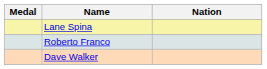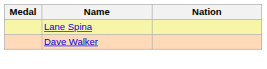- row: (77, 42)
